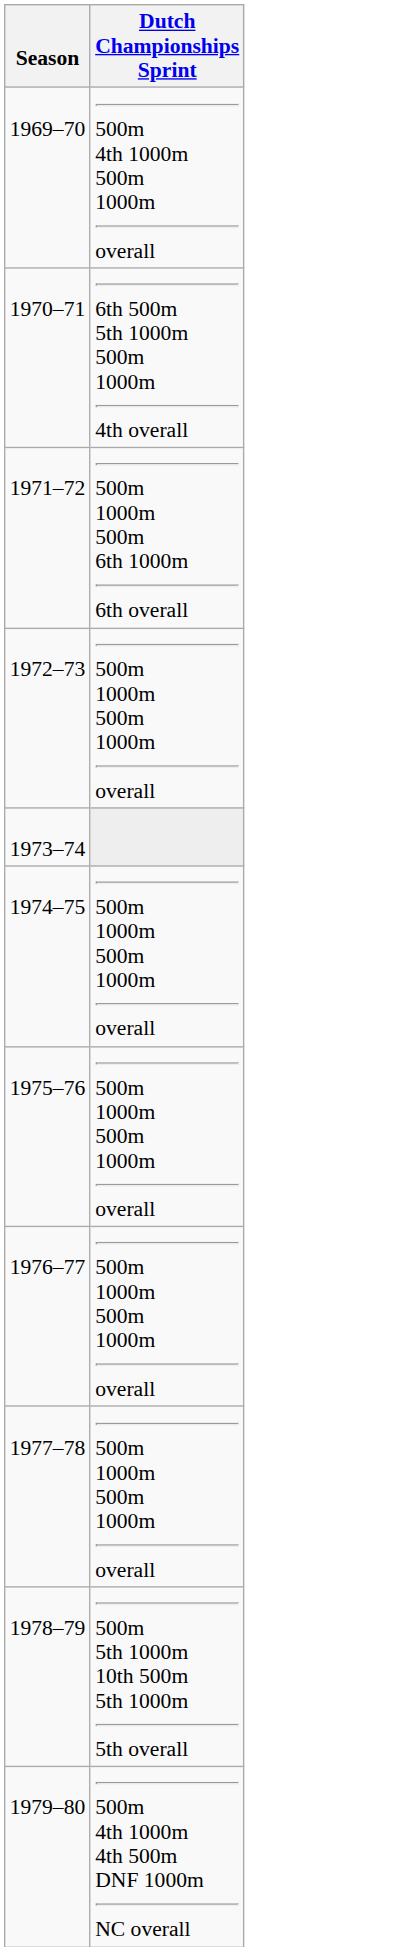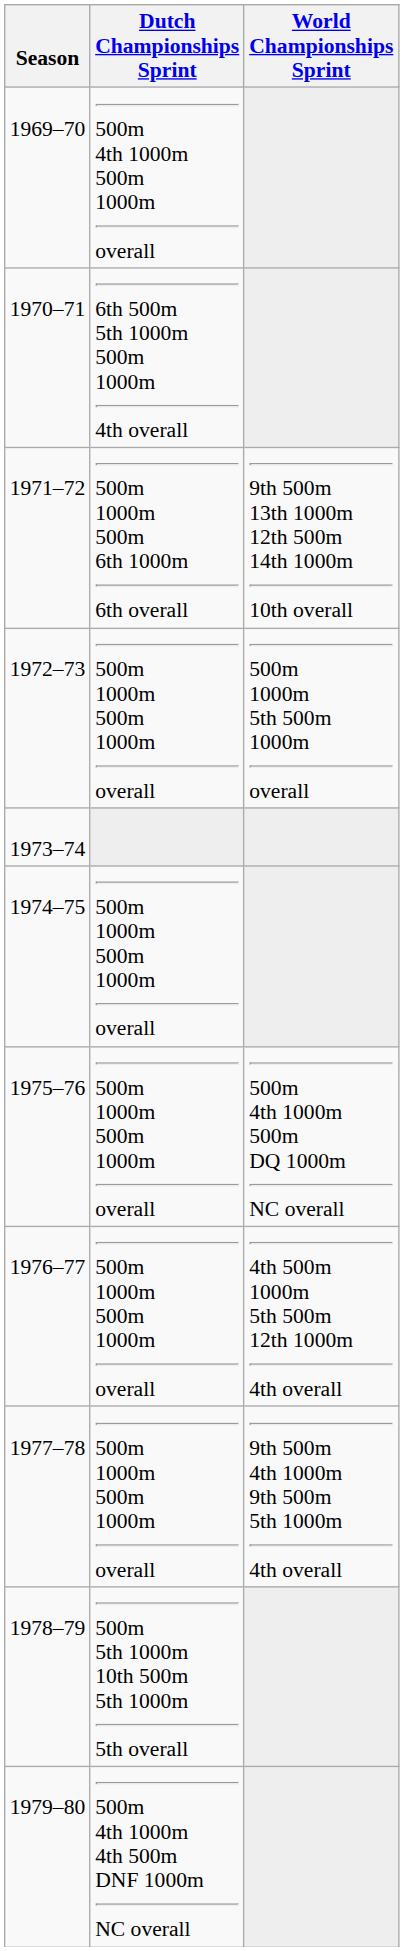+ column: (321, 45)
